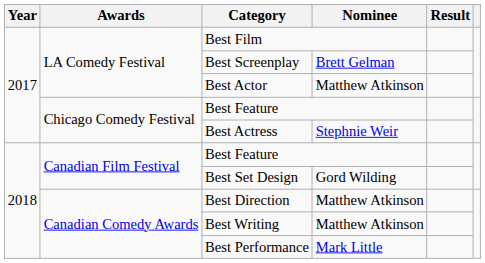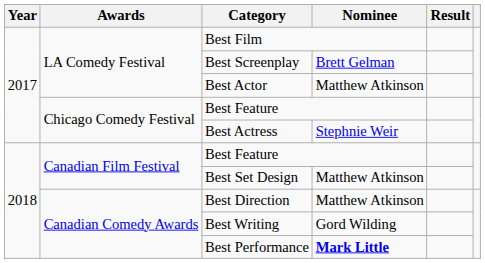(356, 177) Gord Wilding -> (370, 177) Matthew Atkinson
(370, 223) Matthew Atkinson -> (356, 223) Gord Wilding
(349, 246) normal -> (352, 246) bold
